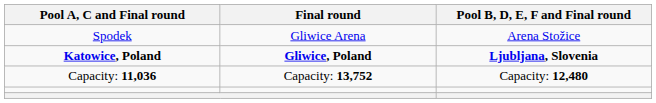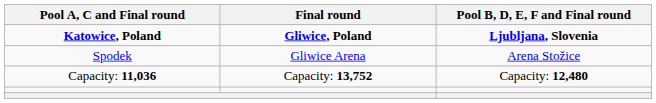rows swapped: (112, 55) <-> (112, 35)
